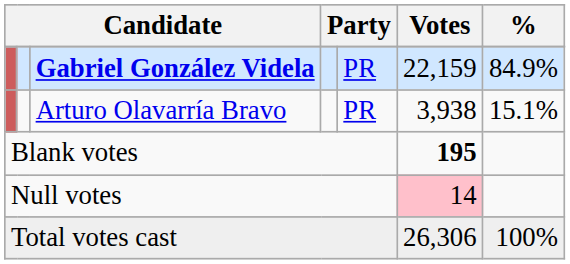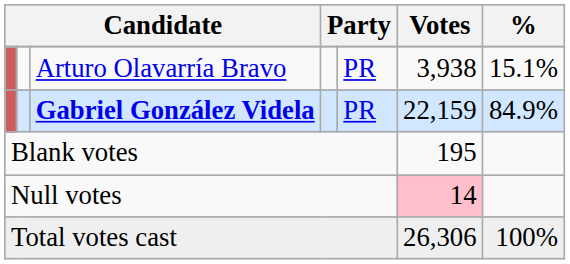rows swapped: (175, 68) <-> (161, 110)
(457, 152) bold -> (457, 152) normal
